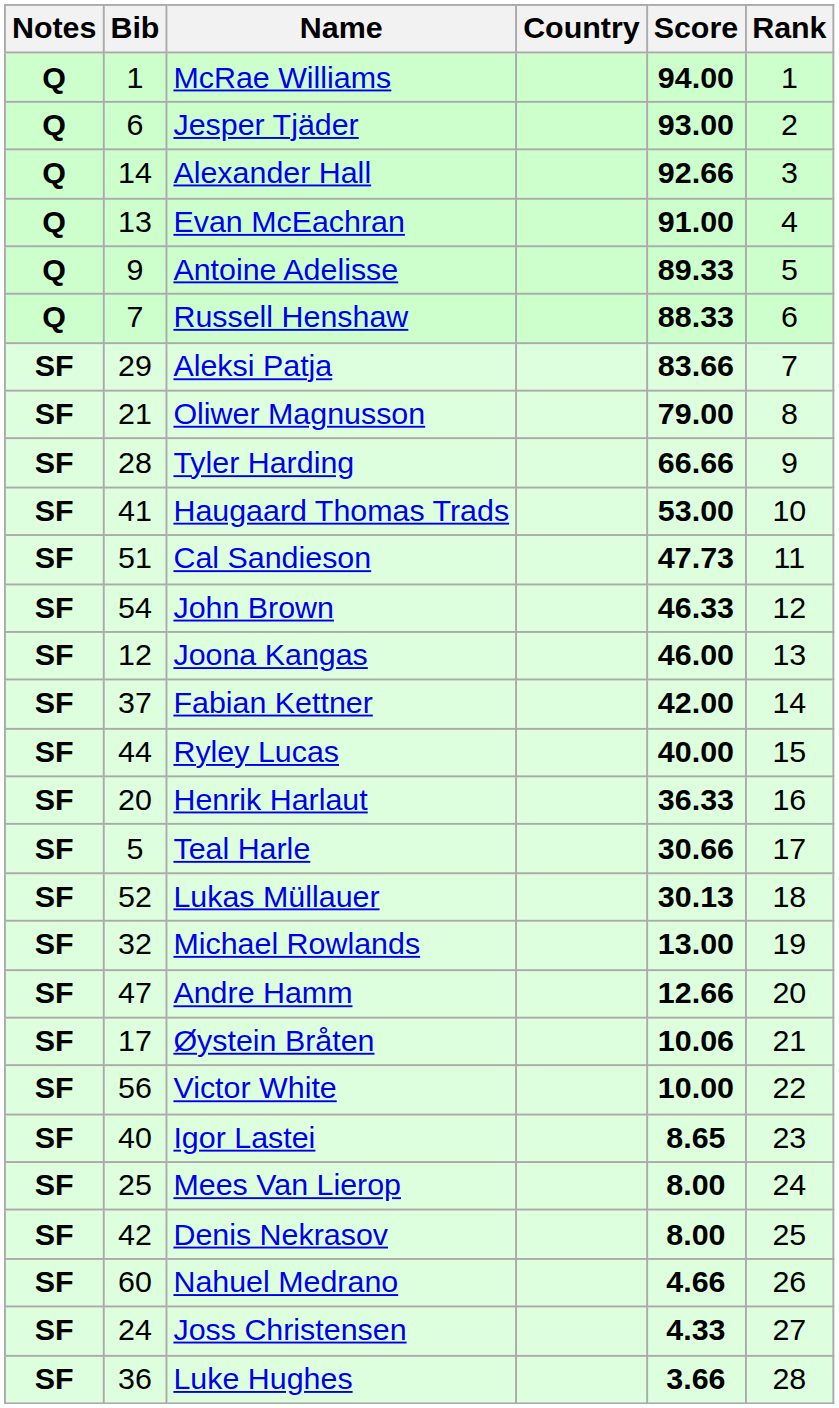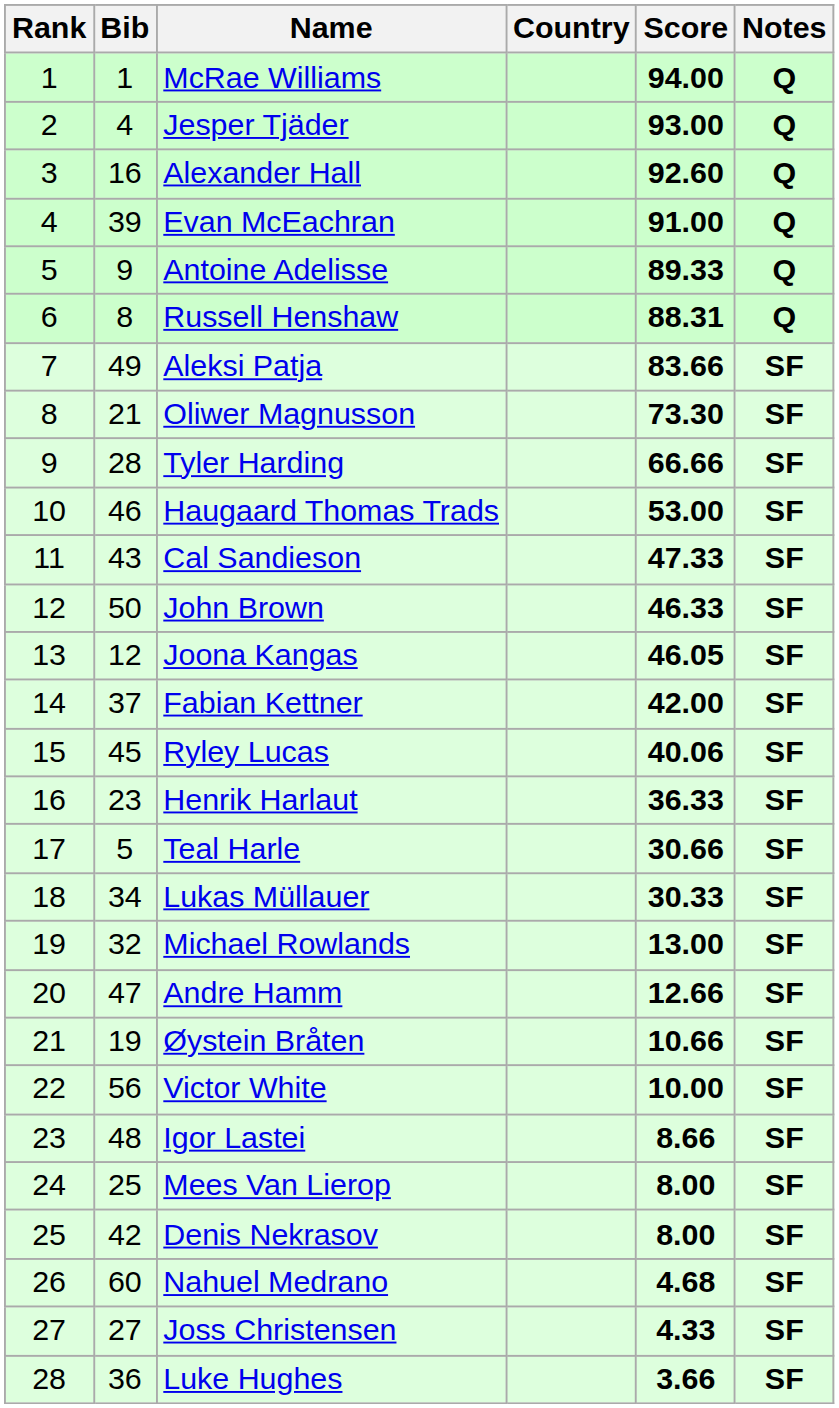columns swapped: (789, 28) <-> (54, 28)
(135, 125) 6 -> (125, 125) 4
(135, 173) 14 -> (125, 173) 16
(696, 173) 92.66 -> (686, 173) 92.60
(135, 221) 13 -> (125, 221) 39
(135, 317) 7 -> (125, 317) 8
(696, 317) 88.33 -> (686, 317) 88.31
(135, 366) 29 -> (125, 366) 49
(696, 414) 79.00 -> (686, 414) 73.30
(135, 510) 41 -> (125, 510) 46
(135, 558) 51 -> (125, 558) 43
(696, 558) 47.73 -> (686, 558) 47.33
(135, 607) 54 -> (125, 607) 50
(696, 655) 46.00 -> (686, 655) 46.05
(135, 751) 44 -> (125, 751) 45
(696, 751) 40.00 -> (686, 751) 40.06
(135, 800) 20 -> (125, 800) 23
(135, 896) 52 -> (125, 896) 34
(696, 896) 30.13 -> (686, 896) 30.33
(135, 1041) 17 -> (125, 1041) 19
(696, 1041) 10.06 -> (686, 1041) 10.66
(135, 1137) 40 -> (125, 1137) 48
(696, 1137) 8.65 -> (686, 1137) 8.66
(696, 1282) 4.66 -> (686, 1282) 4.68
(135, 1330) 24 -> (125, 1330) 27
